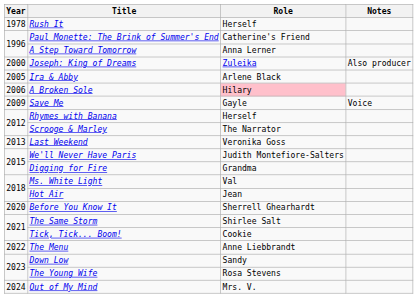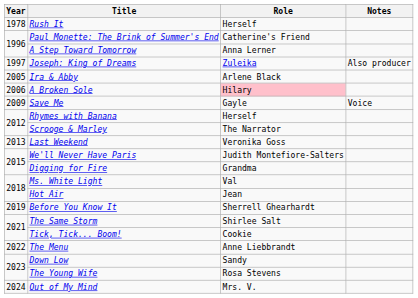(16, 63) 2000 -> (16, 63) 1997
(16, 208) 2020 -> (16, 208) 2019
